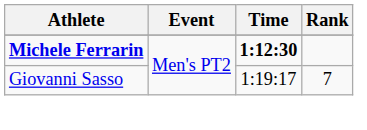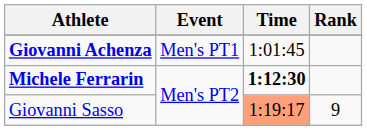+ row: (80, 50)
(268, 80) no background -> (277, 110) lightsalmon background
(327, 80) 7 -> (335, 110) 9
